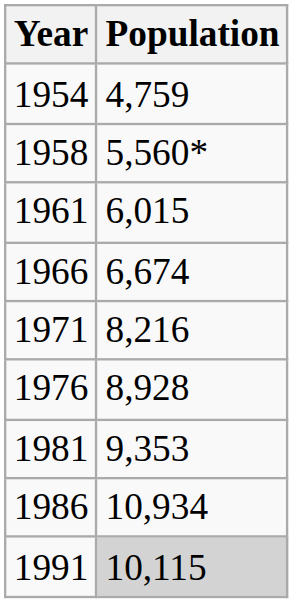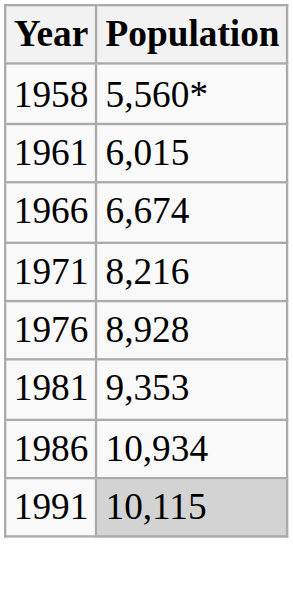- row: (51, 93)
